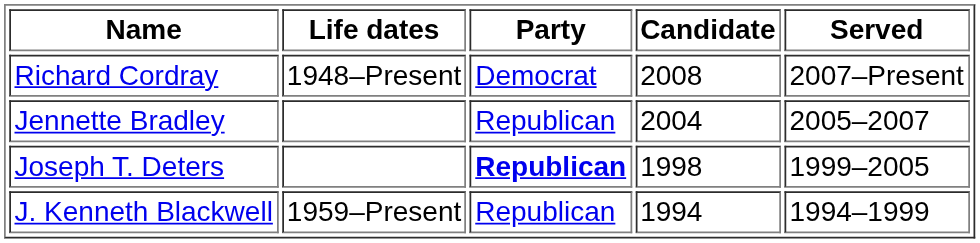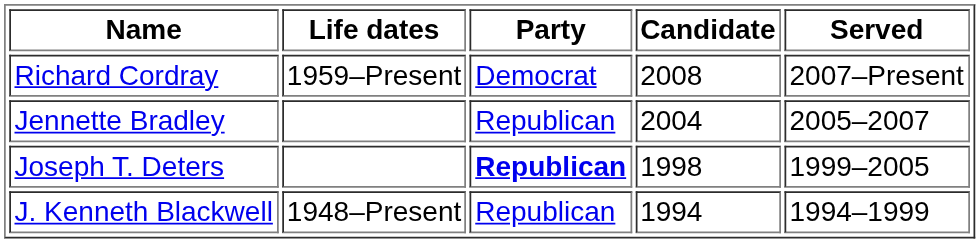(374, 75) 1948–Present -> (374, 75) 1959–Present
(374, 211) 1959–Present -> (374, 211) 1948–Present
